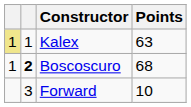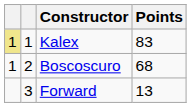(144, 42) 63 -> (144, 42) 83
(28, 66) bold -> (28, 66) normal
(144, 91) 10 -> (144, 91) 13
